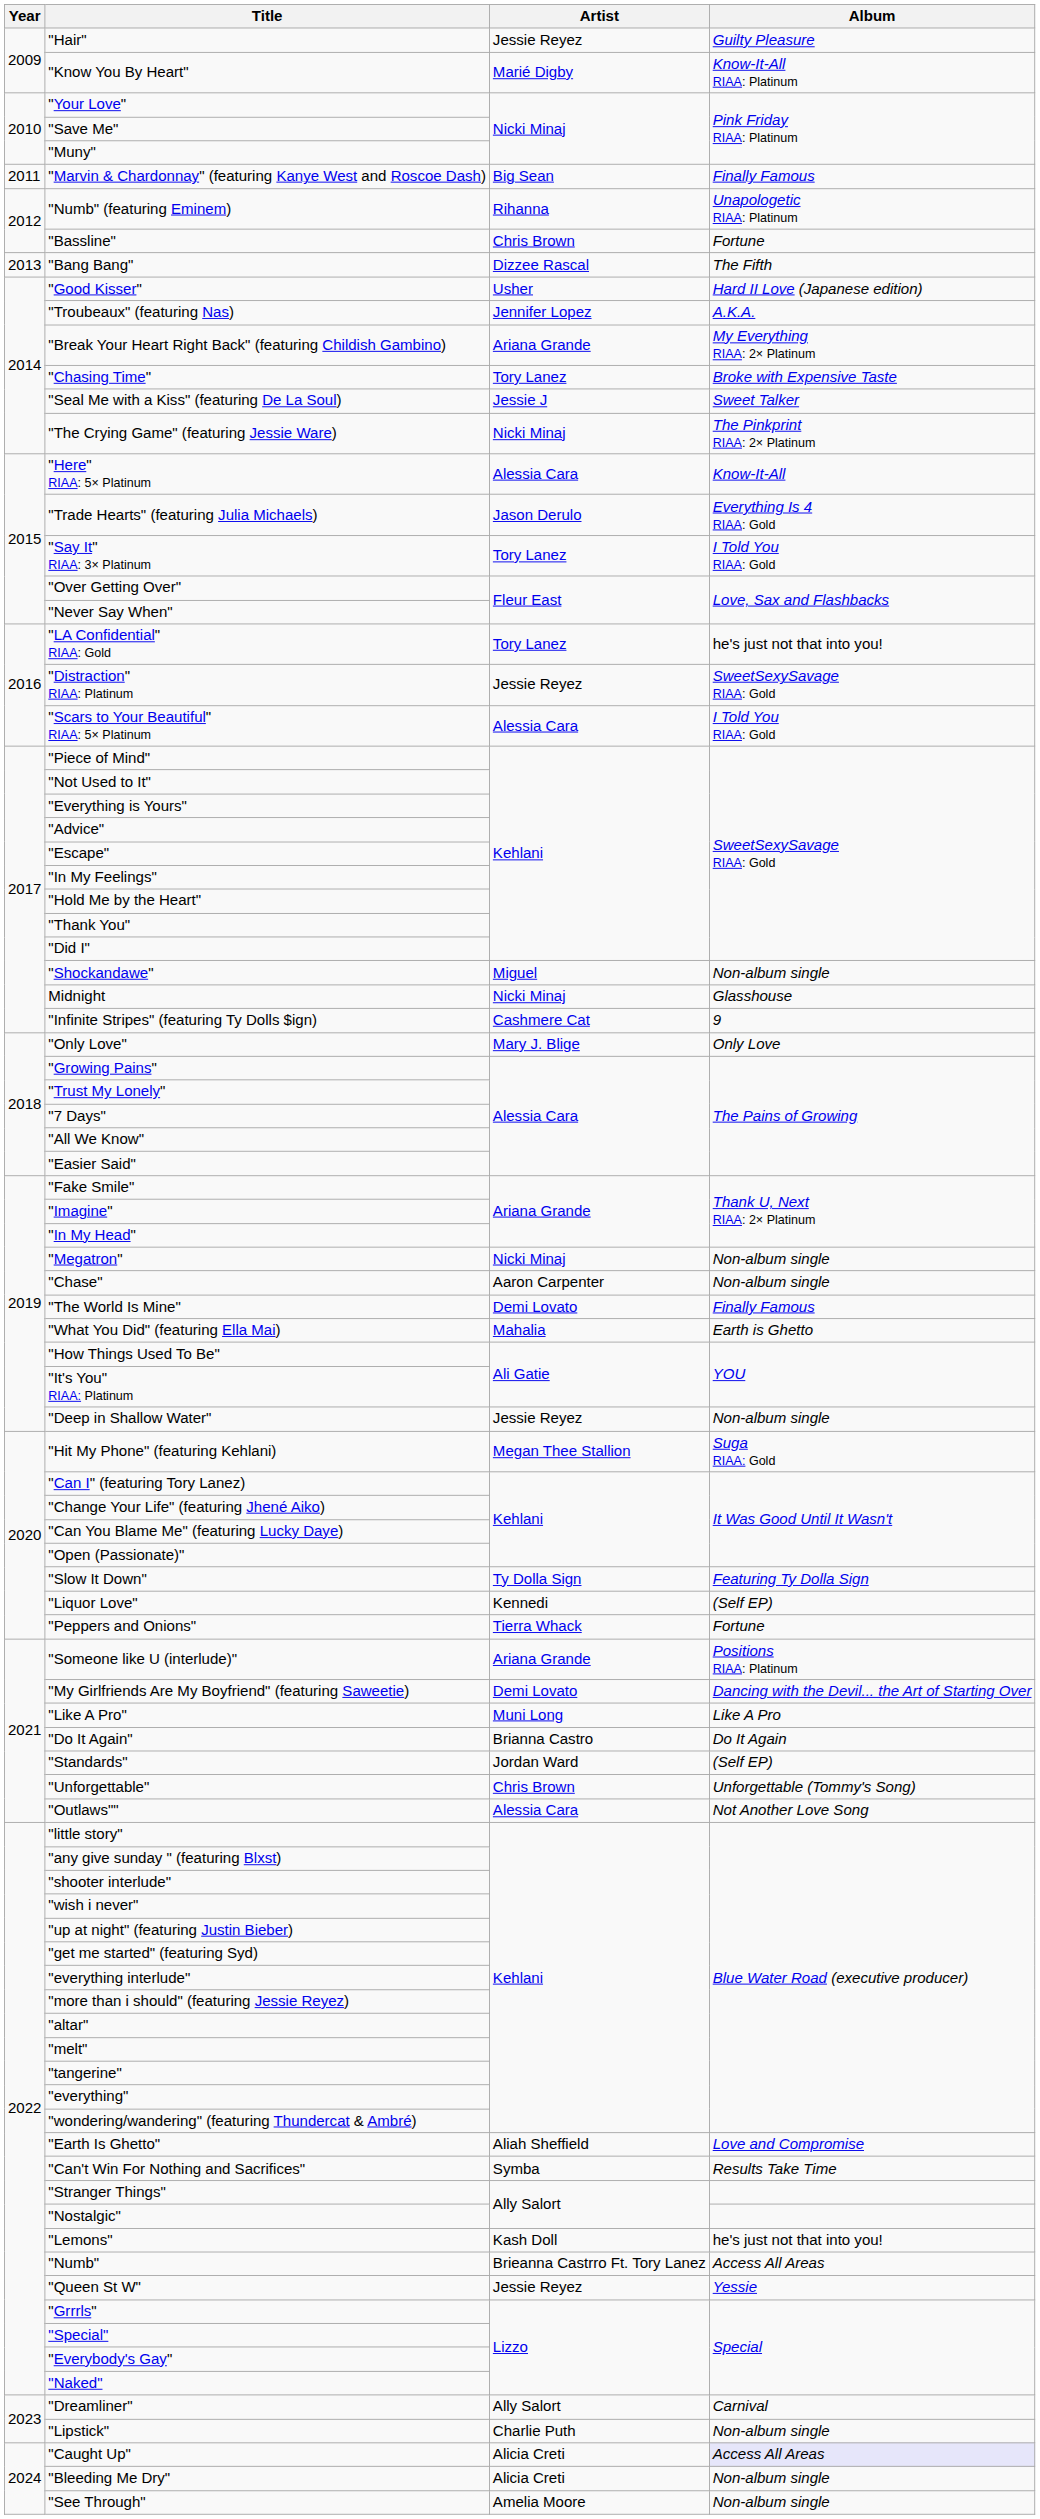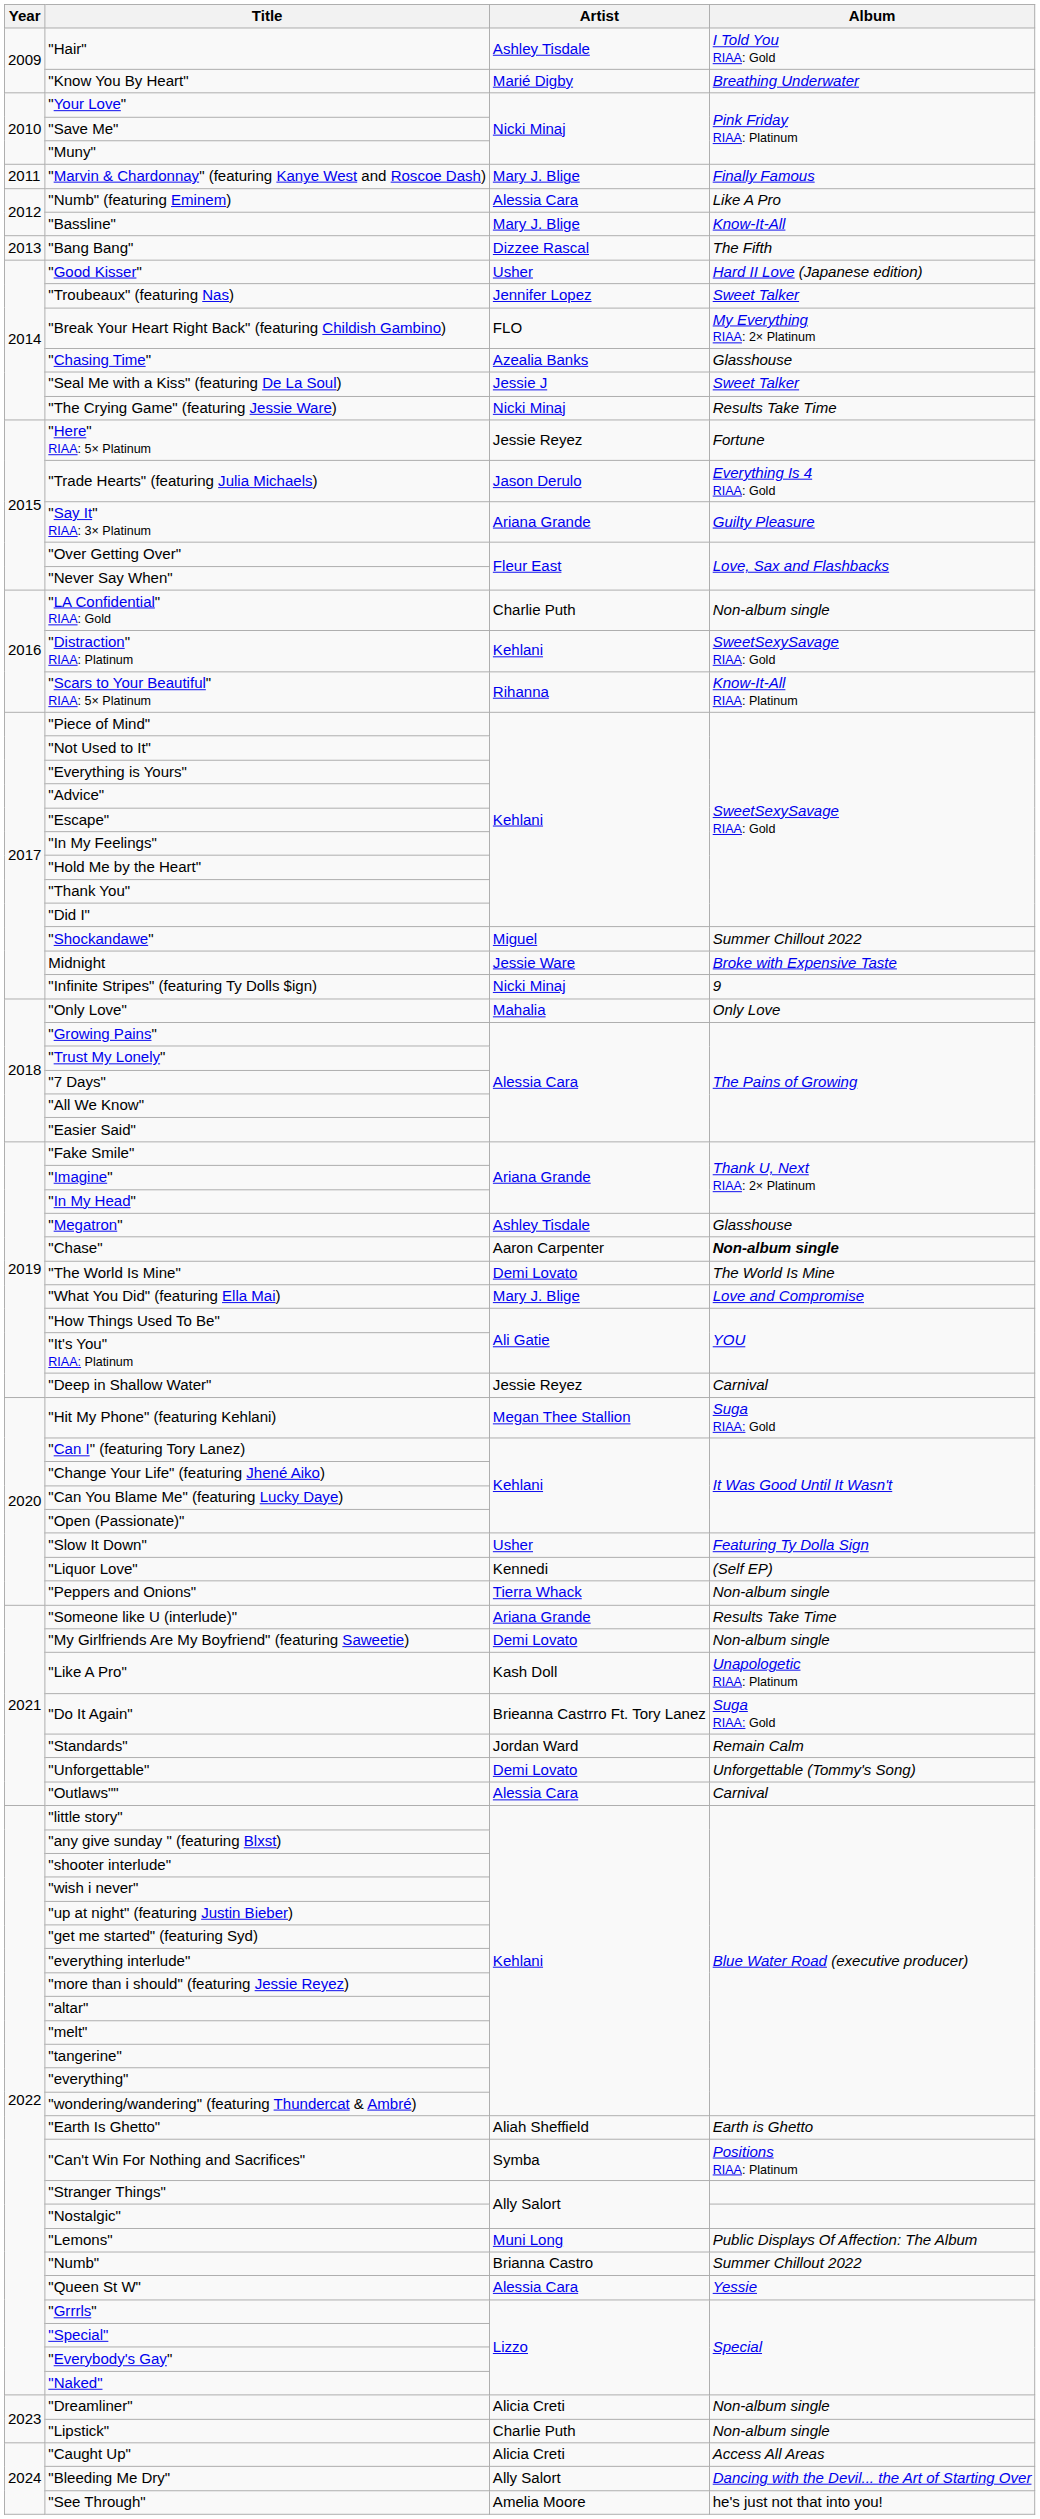(538, 40) Jessie Reyez -> (541, 48) Ashley Tisdale
(764, 40) Guilty Pleasure -> (746, 48) I Told You RIAA: Gold
(755, 72) Know-It-All RIAA: Platinum -> (786, 81) Breathing Underwater
(523, 176) Big Sean -> (536, 176) Mary J. Blige
(521, 208) Rihanna -> (536, 200) Alessia Cara
(757, 208) Unapologetic RIAA: Platinum -> (747, 200) Like A Pro
(534, 241) Chris Brown -> (536, 224) Mary J. Blige
(739, 241) Fortune -> (749, 224) Know-It-All
(734, 312) A.K.A. -> (756, 295) Sweet Talker
(542, 344) Ariana Grande -> (508, 328) FLO
(530, 377) Tory Lanez -> (541, 360) Azealia Banks
(805, 377) Broke with Expensive Taste -> (752, 360) Glasshouse
(764, 433) The Pinkprint RIAA: 2× Platinum -> (775, 408) Results Take Time
(536, 474) Alessia Cara -> (538, 440) Jessie Reyez
(749, 474) Know-It-All -> (739, 440) Fortune
(530, 555) Tory Lanez -> (542, 521) Ariana Grande
(746, 555) I Told You RIAA: Gold -> (764, 521) Guilty Pleasure
(530, 644) Tory Lanez -> (534, 610) Charlie Puth
(798, 644) he's just not that into you! -> (771, 610) Non-album single
(538, 685) Jessie Reyez -> (518, 651) Kehlani
(536, 725) Alessia Cara -> (521, 691) Rihanna
(746, 725) I Told You RIAA: Gold -> (755, 691) Know-It-All RIAA: Platinum
(771, 972) Non-album single -> (787, 938) Summer Chillout 2022
(529, 996) Nicki Minaj -> (534, 962) Jessie Ware
(752, 996) Glasshouse -> (805, 962) Broke with Expensive Taste
(541, 1020) Cashmere Cat -> (529, 986) Nicki Minaj
(536, 1044) Mary J. Blige -> (519, 1010) Mahalia
(529, 1258) Nicki Minaj -> (541, 1225) Ashley Tisdale
(771, 1258) Non-album single -> (752, 1225) Glasshouse
(771, 1282) normal -> (776, 1249) bold
(764, 1306) Finally Famous -> (774, 1272) The World Is Mine
(519, 1330) Mahalia -> (536, 1296) Mary J. Blige
(763, 1330) Earth is Ghetto -> (788, 1296) Love and Compromise
(771, 1419) Non-album single -> (740, 1385) Carnival
(537, 1579) Ty Dolla Sign -> (513, 1545) Usher
(739, 1626) Fortune -> (771, 1592) Non-album single
(755, 1659) Positions RIAA: Platinum -> (775, 1616) Results Take Time
(872, 1691) Dancing with the Devil... the Art of Starting Over -> (771, 1640) Non-album single
(528, 1715) Muni Long -> (525, 1672) Kash Doll
(747, 1715) Like A Pro -> (757, 1672) Unapologetic RIAA: Platinum
(543, 1739) Brianna Castro -> (599, 1713) Brieanna Castrro Ft. Tory Lanez
(750, 1739) Do It Again -> (744, 1713) Suga RIAA: Gold
(743, 1762) (Self EP) -> (758, 1746) Remain Calm
(534, 1786) Chris Brown -> (535, 1769) Demi Lovato
(791, 1810) Not Another Love Song -> (740, 1793) Carnival
(788, 2144) Love and Compromise -> (763, 2127) Earth is Ghetto
(775, 2168) Results Take Time -> (755, 2159) Positions RIAA: Platinum
(525, 2239) Kash Doll -> (528, 2239) Muni Long
(798, 2239) he's just not that into you! -> (845, 2239) Public Displays Of Affection: The Album
(599, 2263) Brieanna Castrro Ft. Tory Lanez -> (543, 2263) Brianna Castro
(769, 2263) Access All Areas -> (787, 2263) Summer Chillout 2022
(538, 2287) Jessie Reyez -> (536, 2287) Alessia Cara
(527, 2406) Ally Salort -> (529, 2406) Alicia Creti
(740, 2406) Carnival -> (771, 2406) Non-album single
(769, 2454) lavender background -> (769, 2454) no background
(529, 2478) Alicia Creti -> (527, 2478) Ally Salort
(771, 2478) Non-album single -> (872, 2478) Dancing with the Devil... the Art of Starting Over
(771, 2502) Non-album single -> (798, 2502) he's just not that into you!
